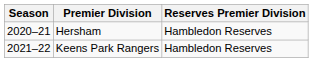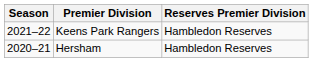rows swapped: (78, 31) <-> (107, 48)
